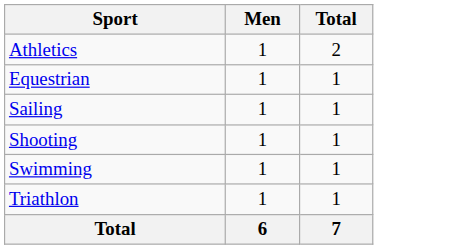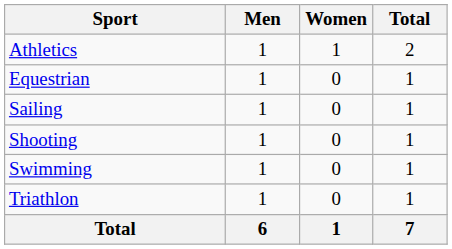+ column: (336, 19)
